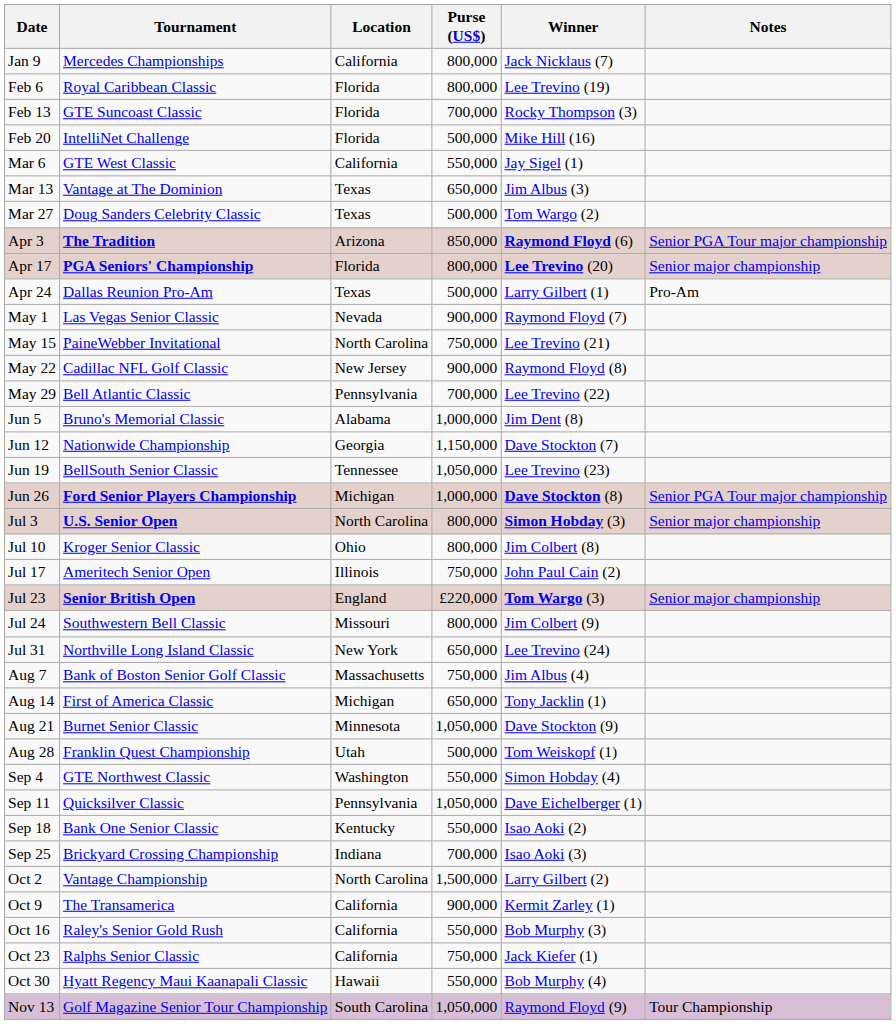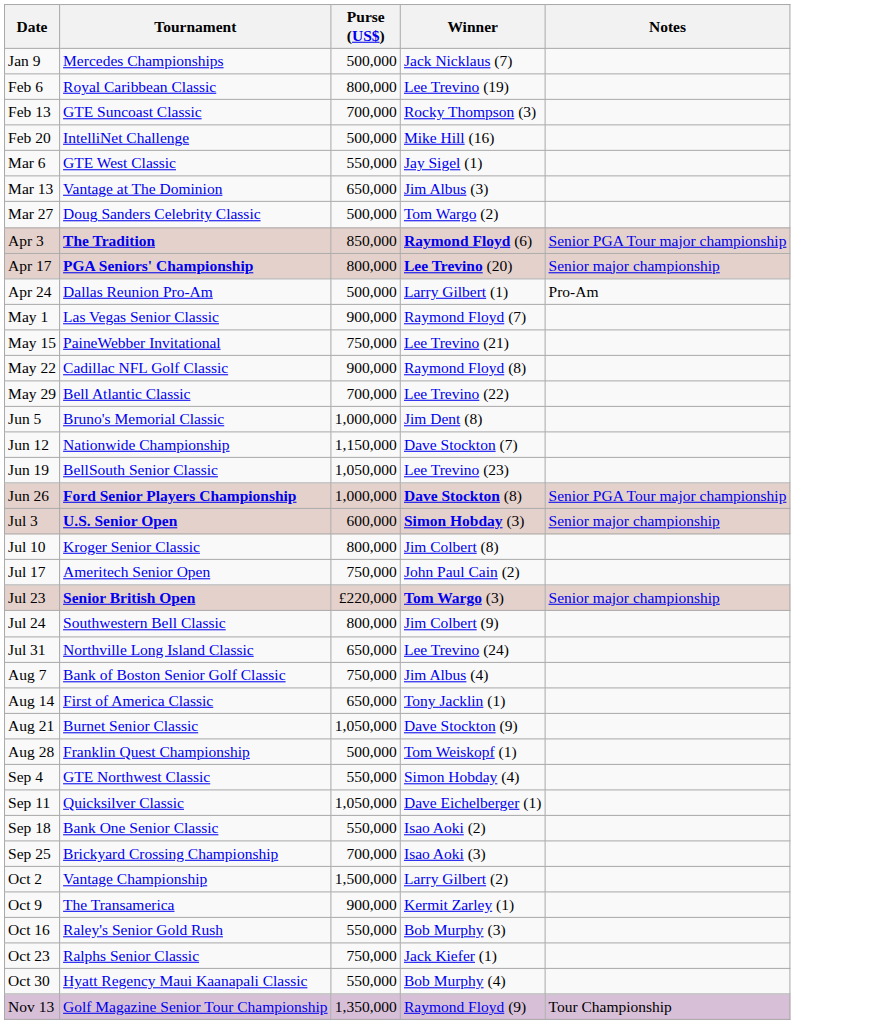- column: (382, 26)
(472, 61) 800,000 -> (372, 61) 500,000
(472, 521) 800,000 -> (372, 521) 600,000
(466, 1007) 1,050,000 -> (366, 1007) 1,350,000
